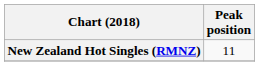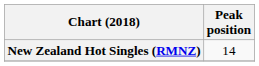(229, 50) 11 -> (229, 50) 14
